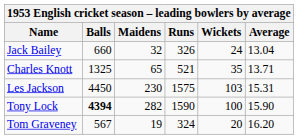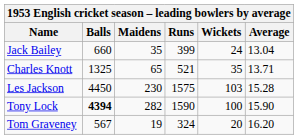(156, 50) 32 -> (156, 50) 35
(186, 50) 326 -> (186, 50) 399
(261, 87) 15.31 -> (261, 87) 15.28
